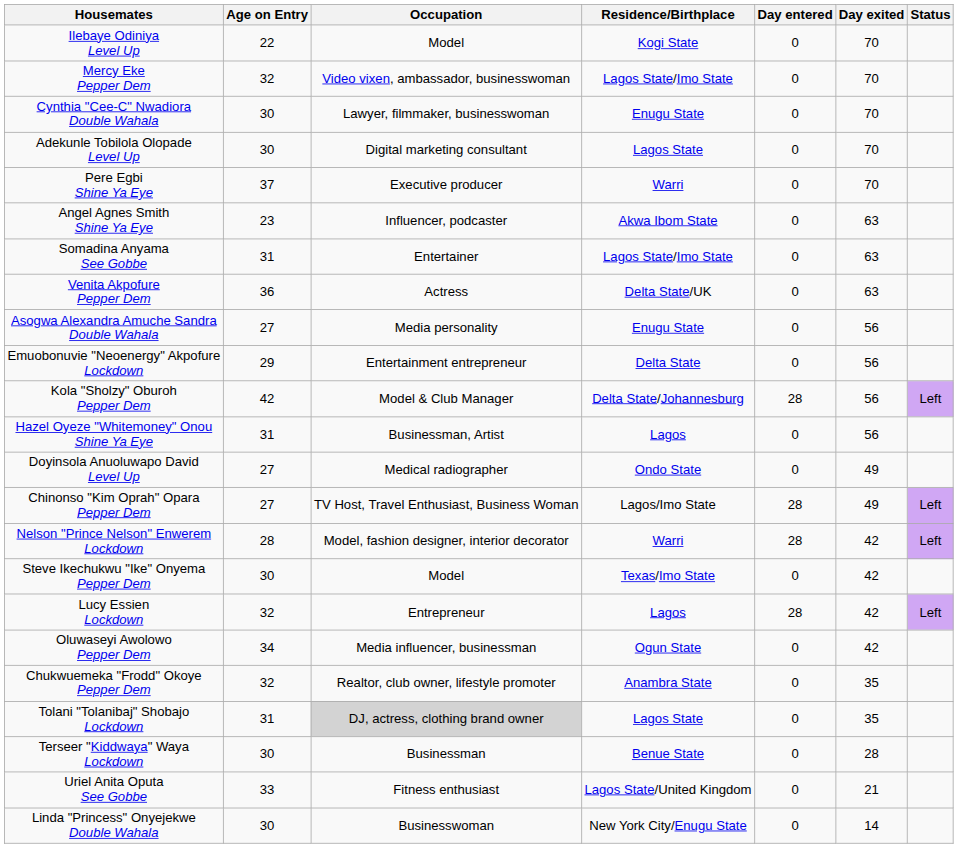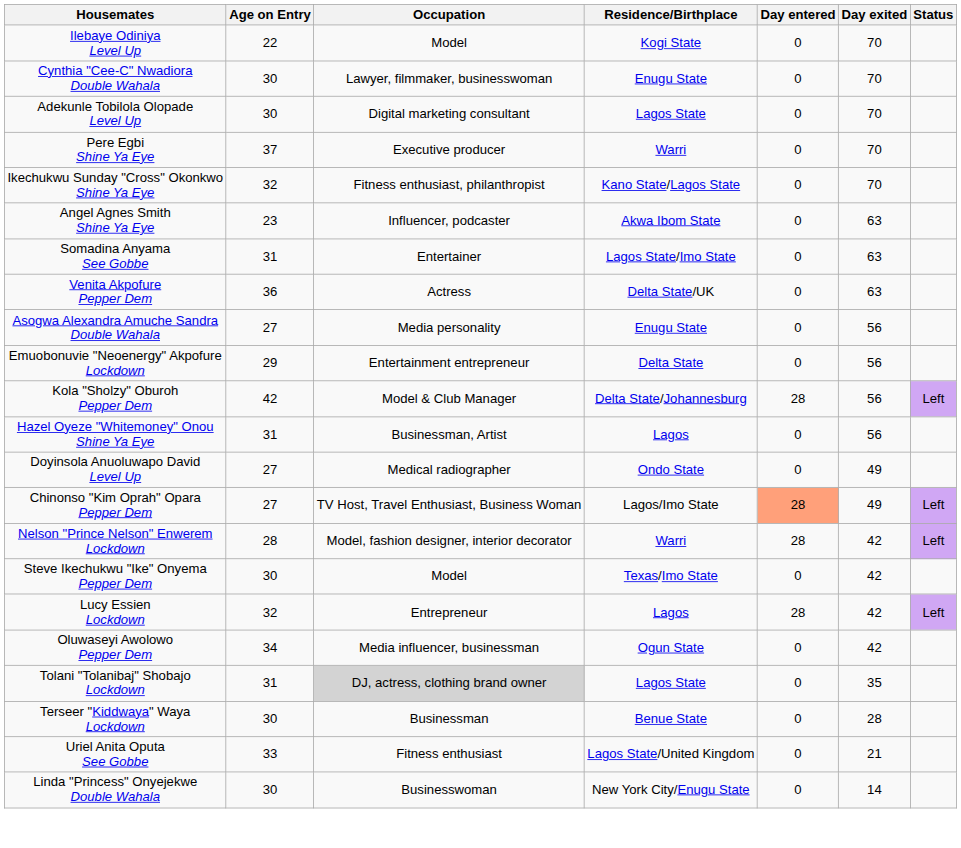- row: (114, 78)
+ row: (115, 185)
(795, 505) no background -> (798, 505) lightsalmon background
- row: (114, 683)
